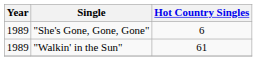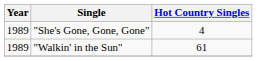(202, 30) 6 -> (202, 30) 4
